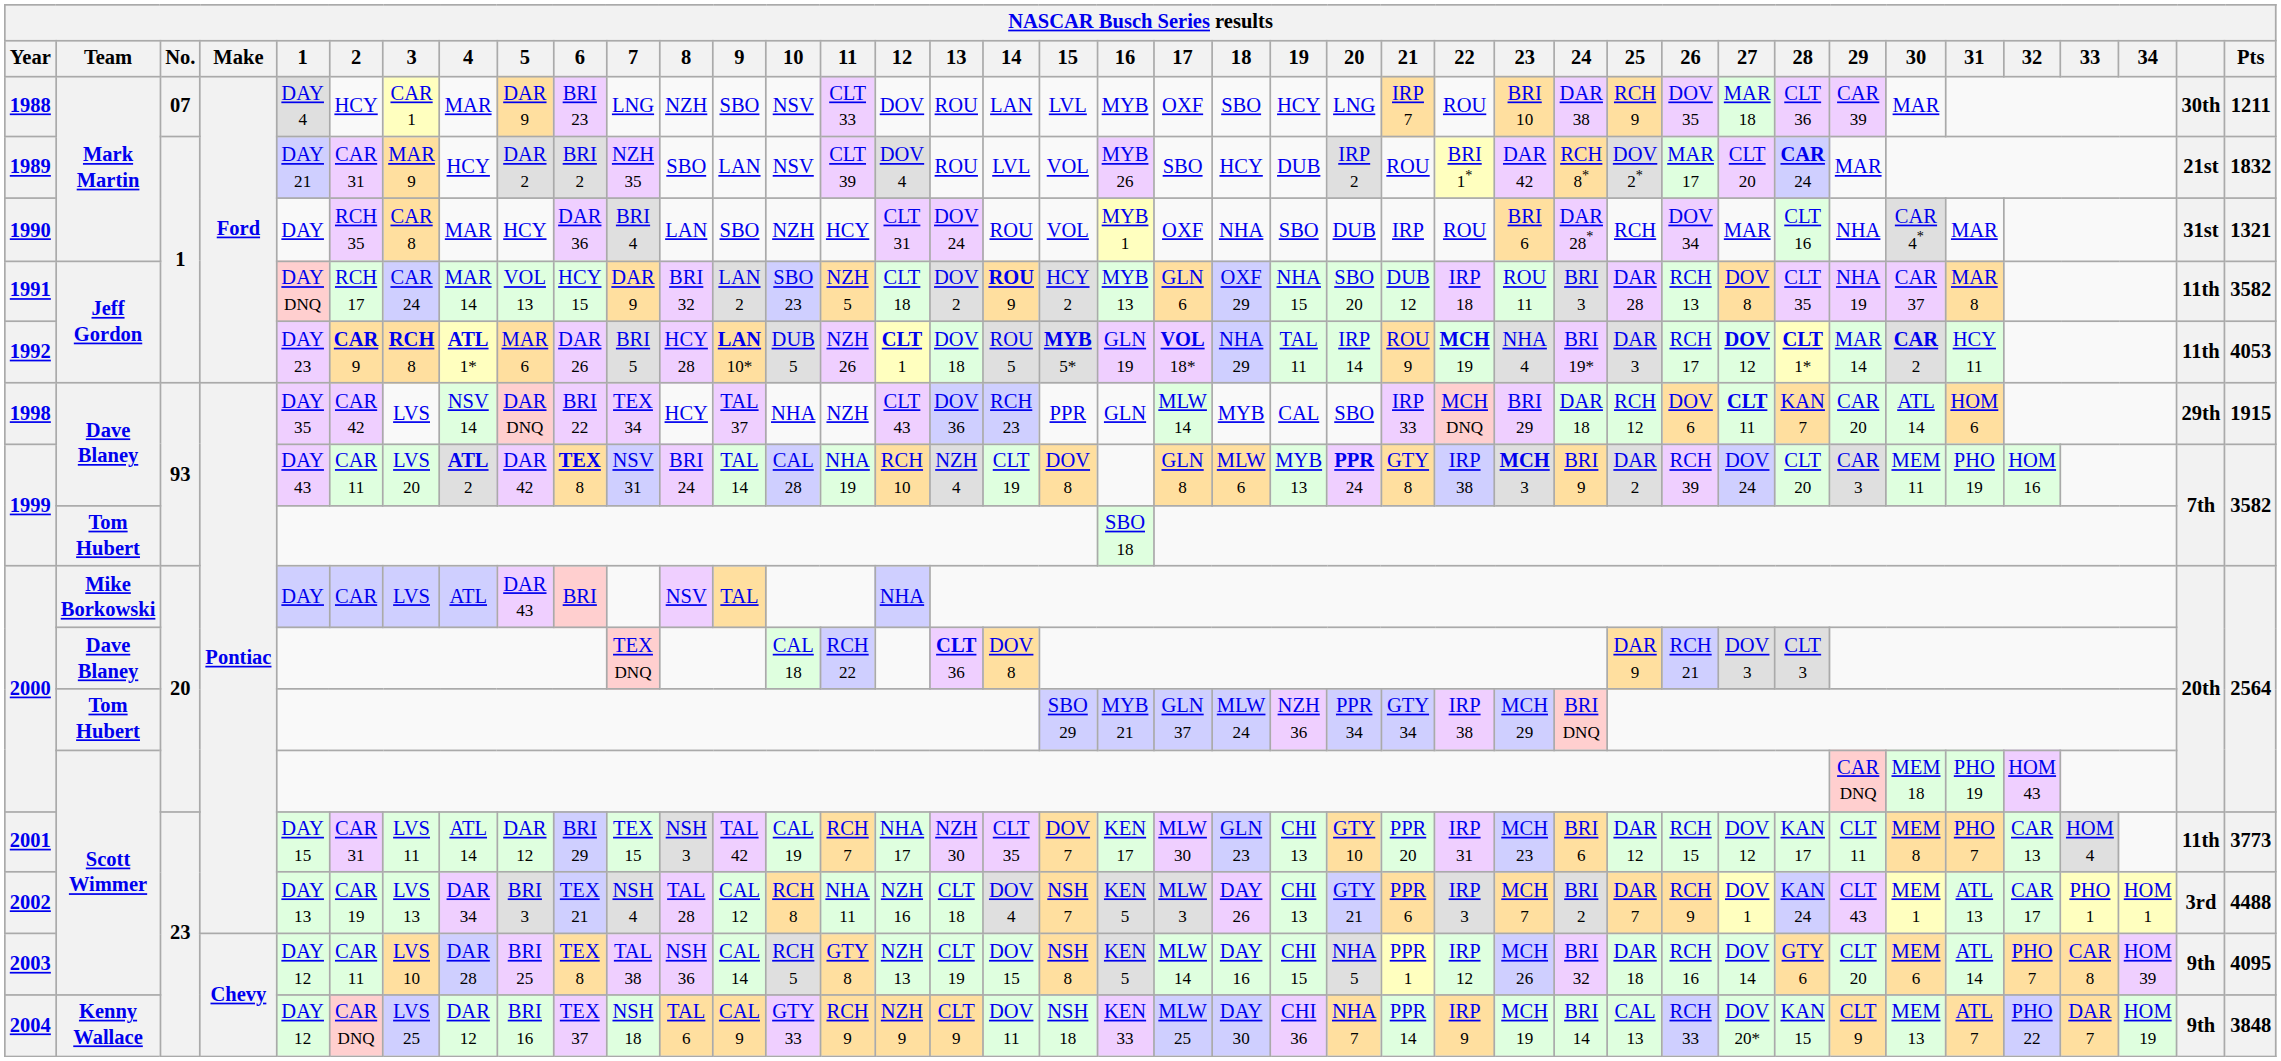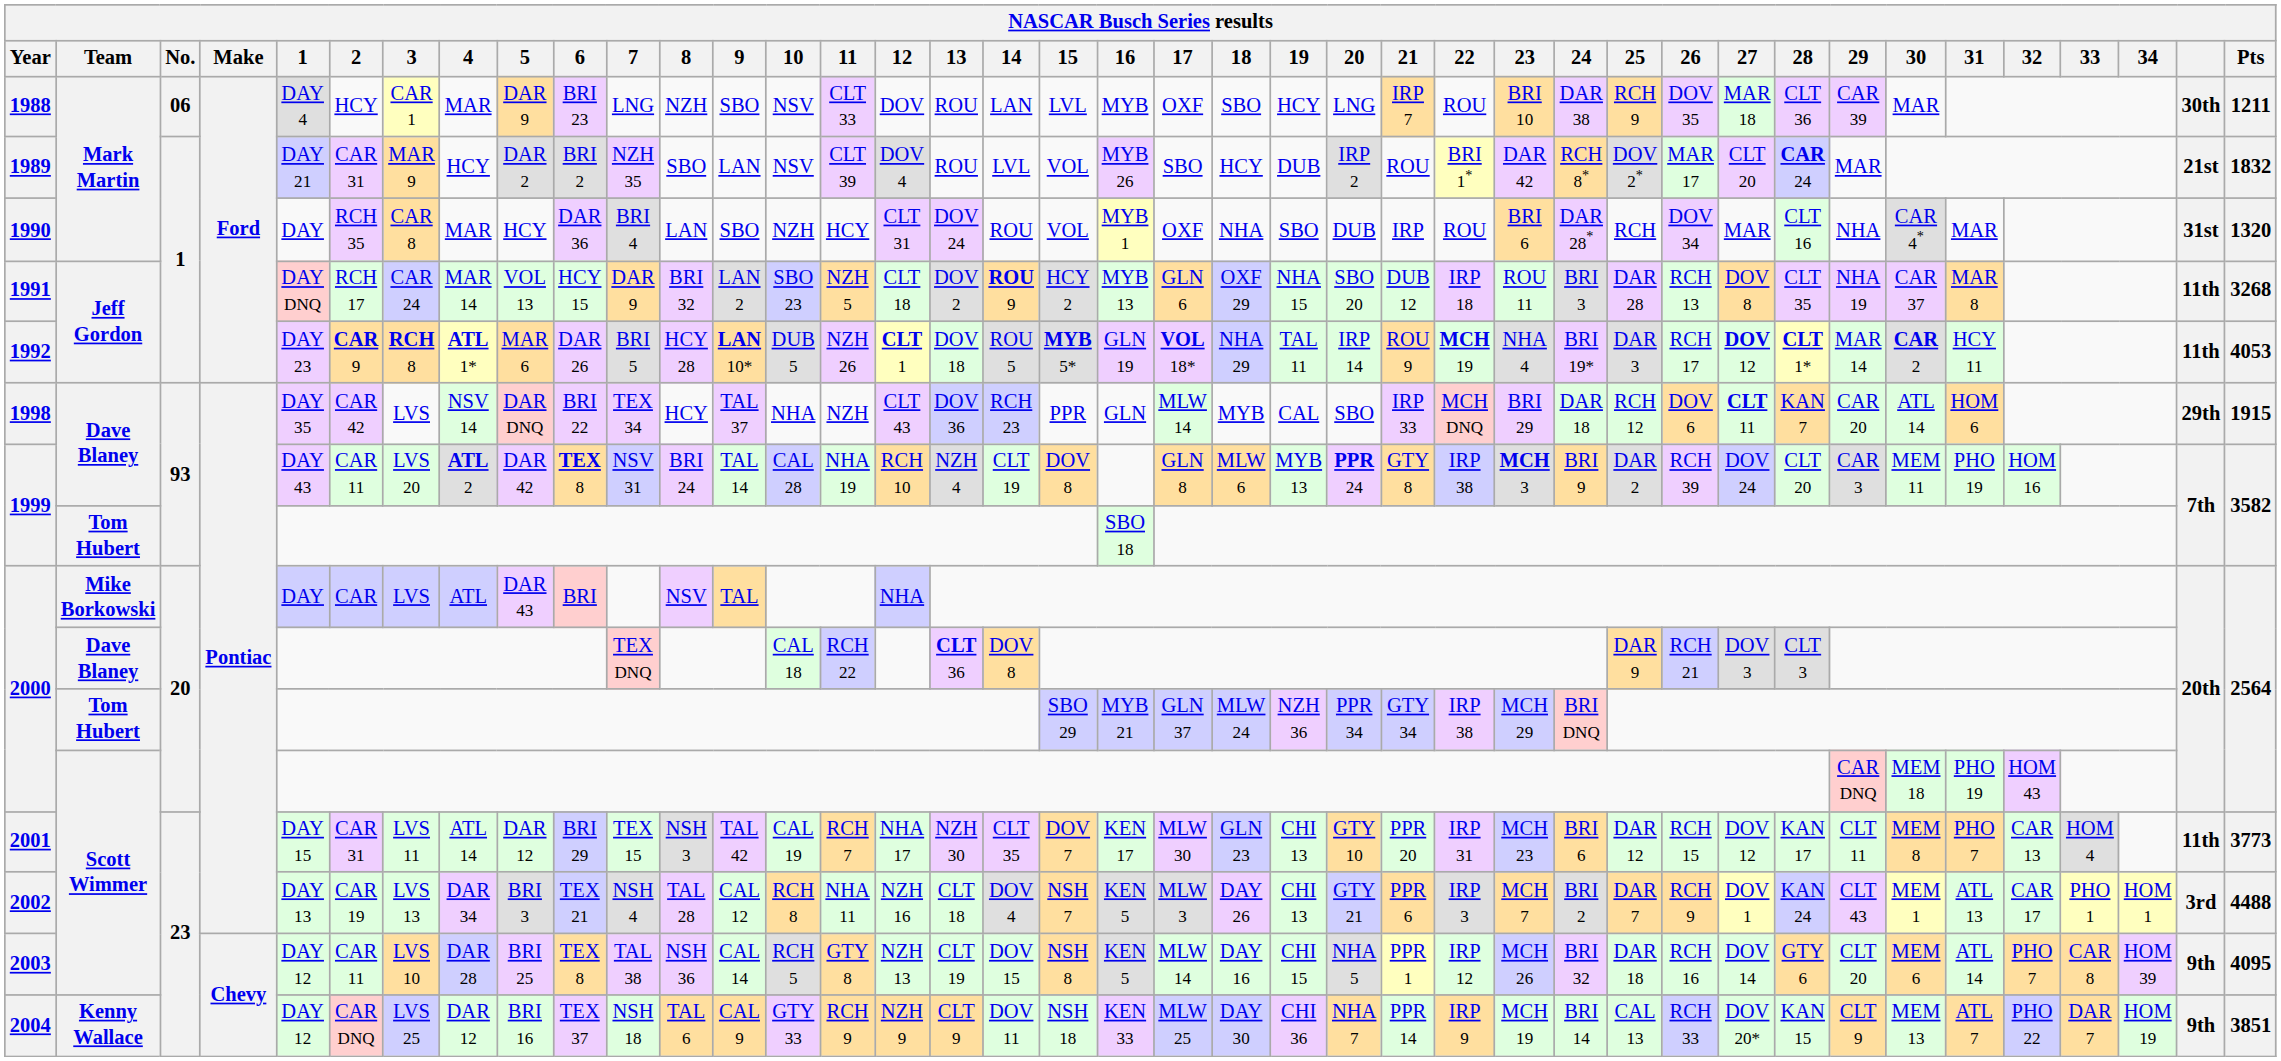(180, 106) 07 -> (180, 106) 06
(2251, 229) 1321 -> (2251, 229) 1320
(2251, 290) 3582 -> (2251, 290) 3268
(2251, 1025) 3848 -> (2251, 1025) 3851
